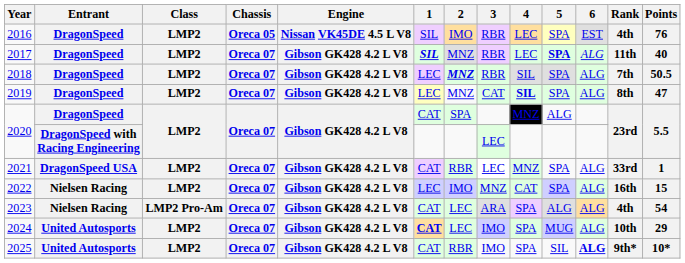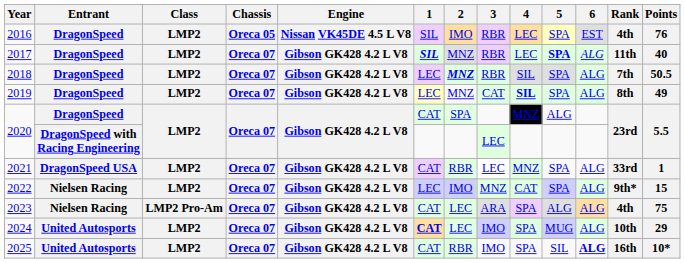(661, 93) 47 -> (661, 93) 49
(625, 188) 16th -> (625, 188) 9th*
(661, 208) 54 -> (661, 208) 75
(625, 247) 9th* -> (625, 247) 16th
